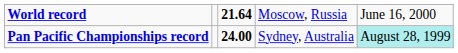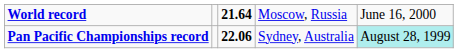(237, 36) 24.00 -> (237, 36) 22.06
